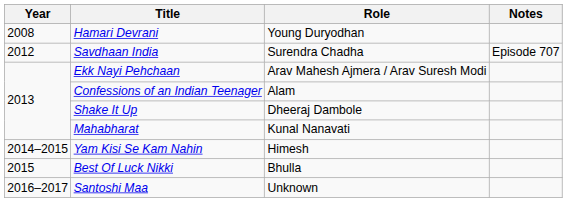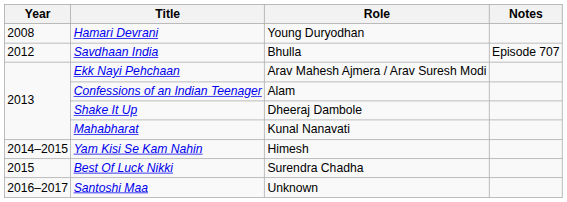(315, 52) Surendra Chadha -> (284, 52) Bhulla
(284, 168) Bhulla -> (315, 168) Surendra Chadha
